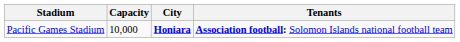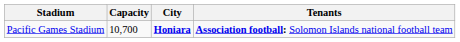(123, 29) 10,000 -> (123, 29) 10,700
